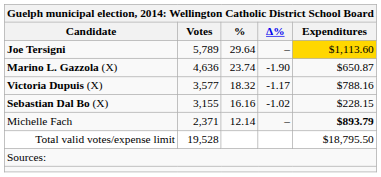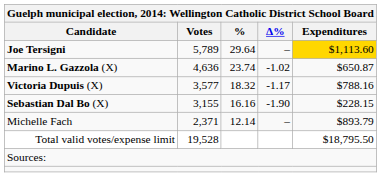(278, 67) -1.90 -> (278, 67) -1.02
(278, 103) -1.02 -> (278, 103) -1.90
(355, 121) bold -> (355, 121) normal
